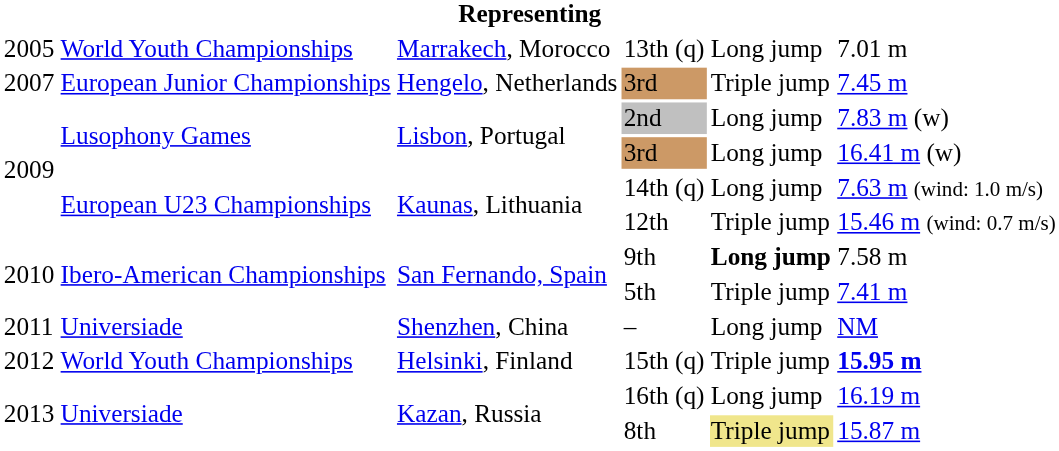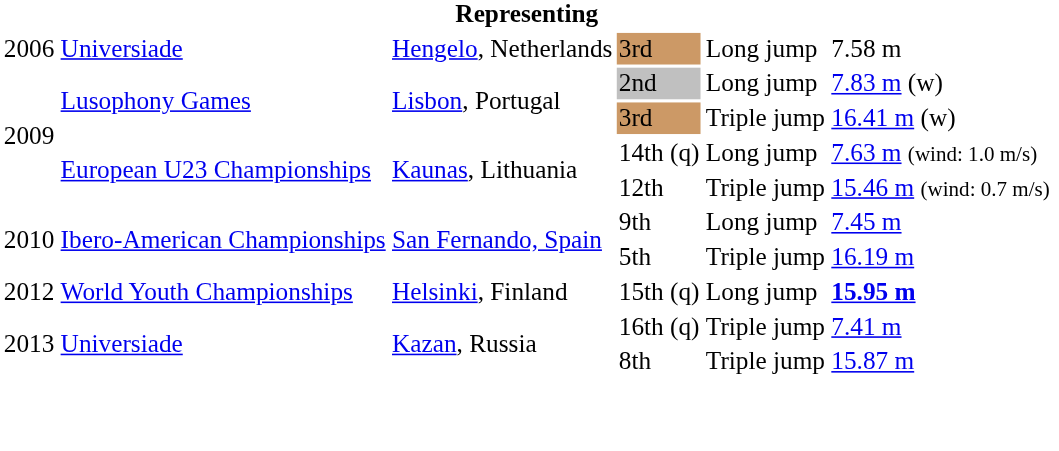- row: (504, 48)
(29, 83) 2007 -> (29, 48) 2006
(226, 83) European Junior Championships -> (122, 48) Universiade
(770, 83) Triple jump -> (762, 48) Long jump
(872, 83) 7.45 m -> (866, 48) 7.58 m
(767, 152) Long jump -> (765, 117) Triple jump
(771, 256) bold -> (762, 222) normal
(872, 256) 7.58 m -> (866, 222) 7.45 m
(872, 291) 7.41 m -> (873, 256) 16.19 m
- row: (483, 326)
(770, 361) Triple jump -> (762, 291) Long jump
(767, 396) Long jump -> (765, 326) Triple jump
(879, 396) 16.19 m -> (866, 326) 7.41 m
(770, 430) khaki background -> (765, 361) no background
